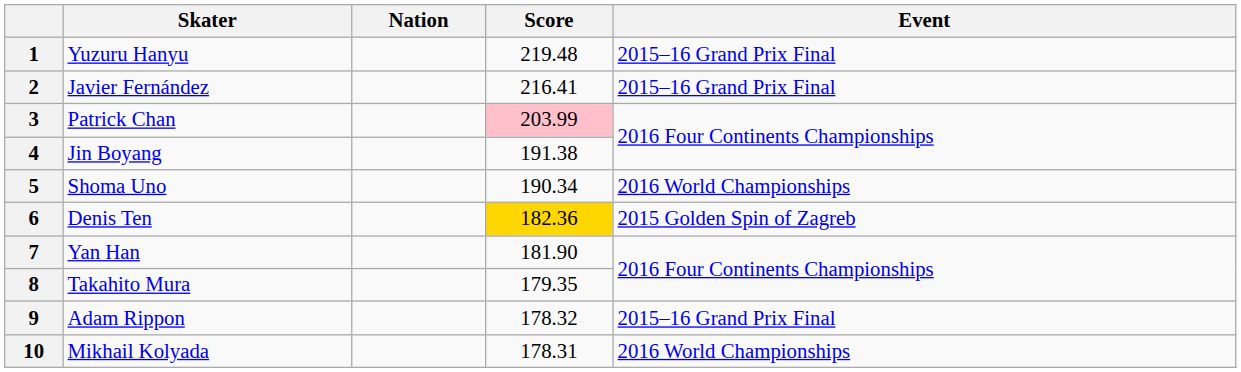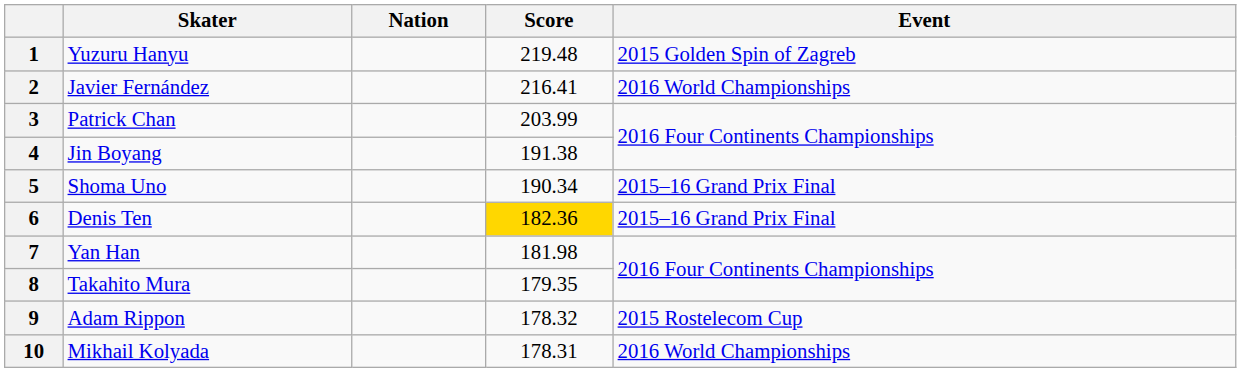(727, 53) 2015–16 Grand Prix Final -> (737, 53) 2015 Golden Spin of Zagreb
(727, 86) 2015–16 Grand Prix Final -> (734, 86) 2016 World Championships
(549, 119) pink background -> (549, 119) no background
(734, 185) 2016 World Championships -> (727, 185) 2015–16 Grand Prix Final
(737, 218) 2015 Golden Spin of Zagreb -> (727, 218) 2015–16 Grand Prix Final
(549, 251) 181.90 -> (549, 251) 181.98
(727, 317) 2015–16 Grand Prix Final -> (710, 317) 2015 Rostelecom Cup
